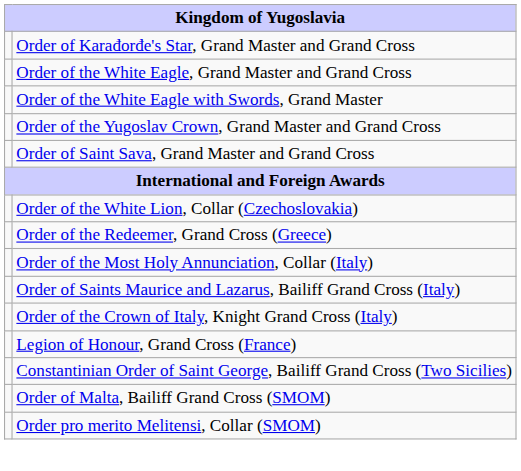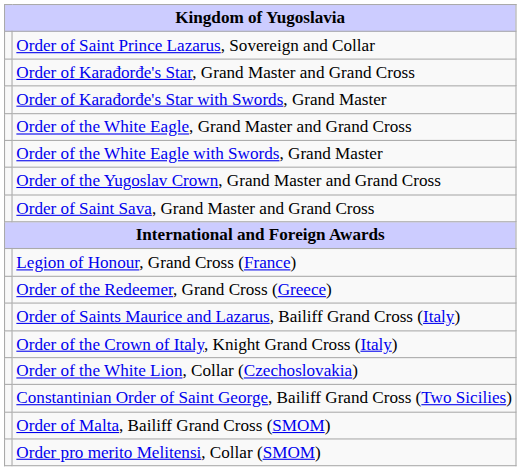+ row: (196, 45)
+ row: (201, 99)
rows swapped: (156, 343) <-> (187, 208)
- row: (195, 262)
